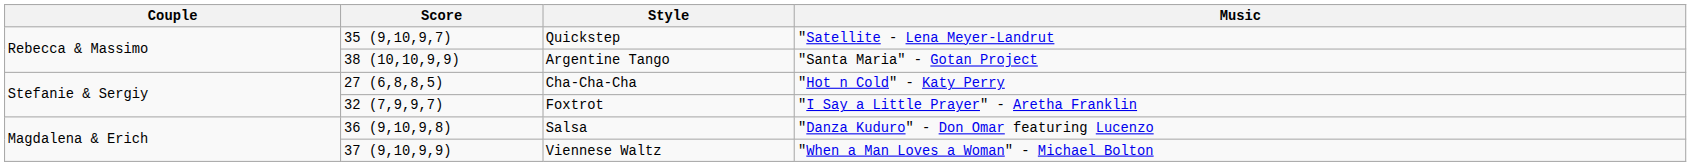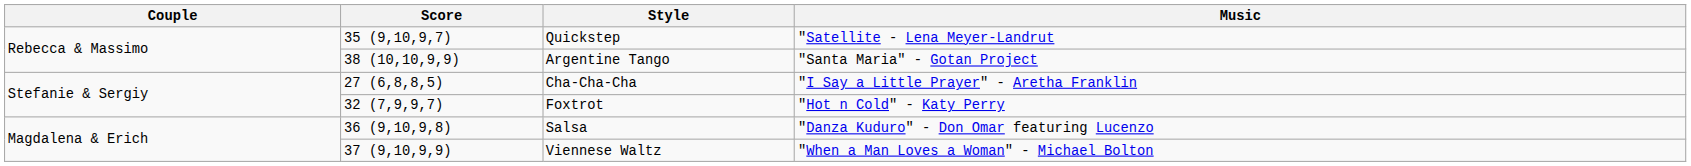(901, 83) "Hot n Cold" - Katy Perry -> (968, 83) "I Say a Little Prayer" - Aretha Franklin
(968, 106) "I Say a Little Prayer" - Aretha Franklin -> (901, 106) "Hot n Cold" - Katy Perry
